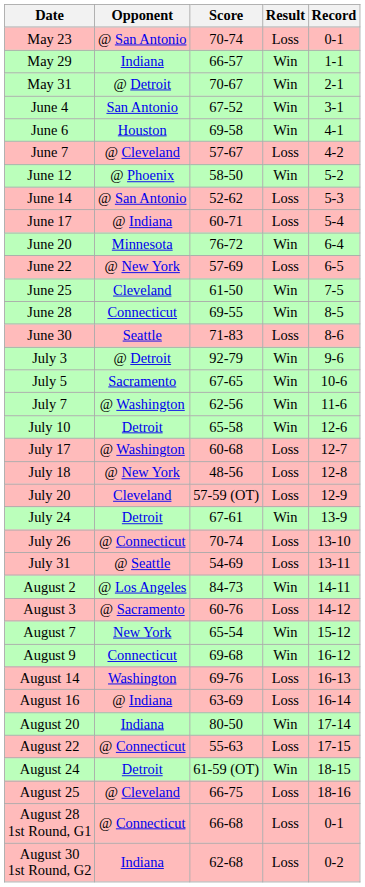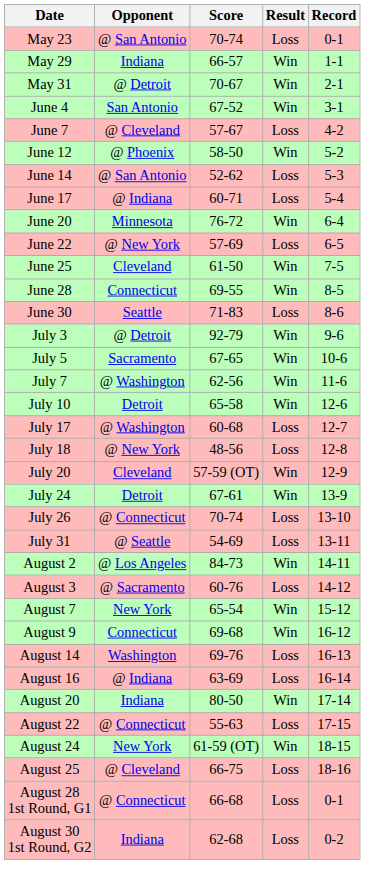- row: (50, 130)
(285, 495) Loss -> (285, 472) Win
(142, 769) Detroit -> (142, 746) New York
